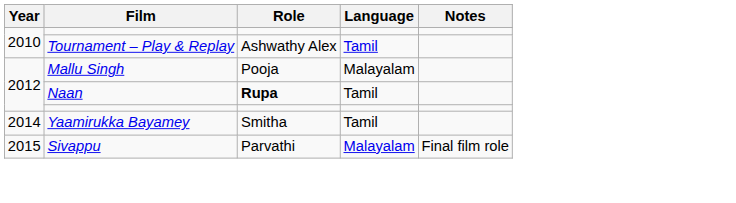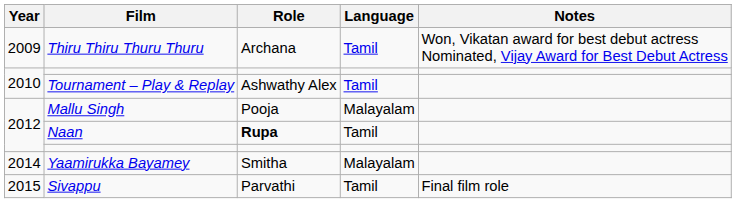+ row: (24, 47)
(361, 123) Tamil -> (379, 163) Malayalam
(379, 146) Malayalam -> (361, 186) Tamil
